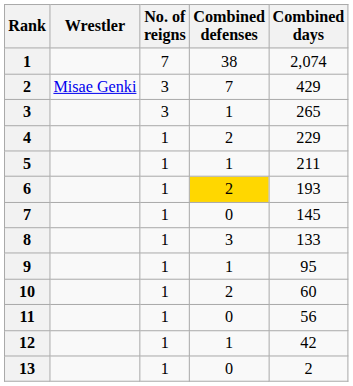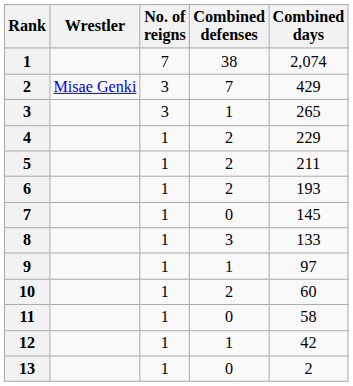(229, 163) 1 -> (229, 163) 2
(229, 189) gold background -> (229, 189) no background
(308, 266) 95 -> (308, 266) 97
(308, 317) 56 -> (308, 317) 58
